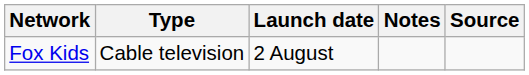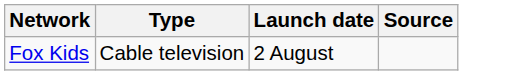- column: (412, 20)
